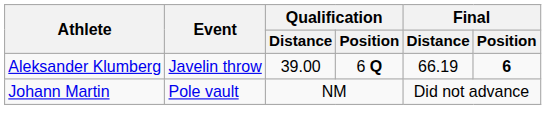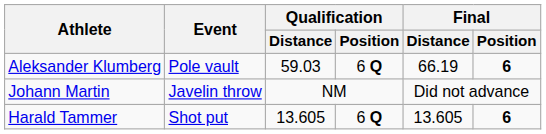(215, 67) Javelin throw -> (204, 67) Pole vault
(301, 67) 39.00 -> (301, 67) 59.03
(204, 92) Pole vault -> (215, 92) Javelin throw
+ row: (63, 117)
